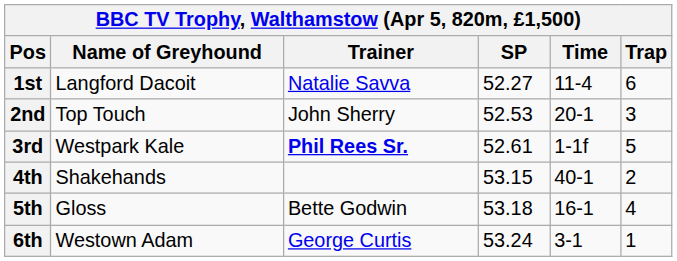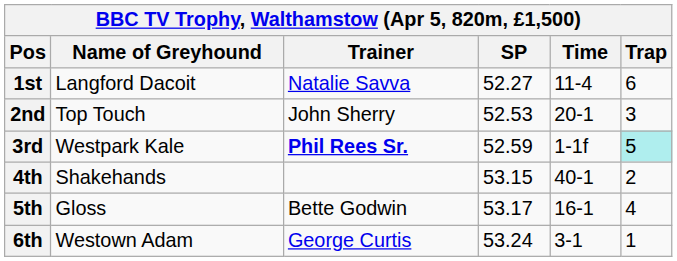(508, 146) 52.61 -> (508, 146) 52.59
(631, 146) no background -> (631, 146) paleturquoise background
(508, 209) 53.18 -> (508, 209) 53.17
